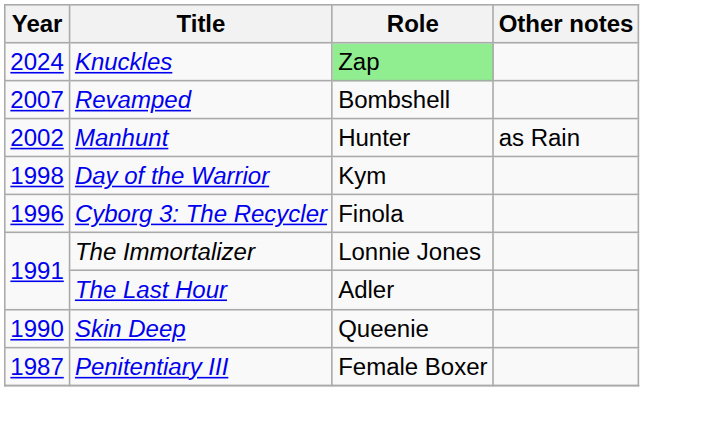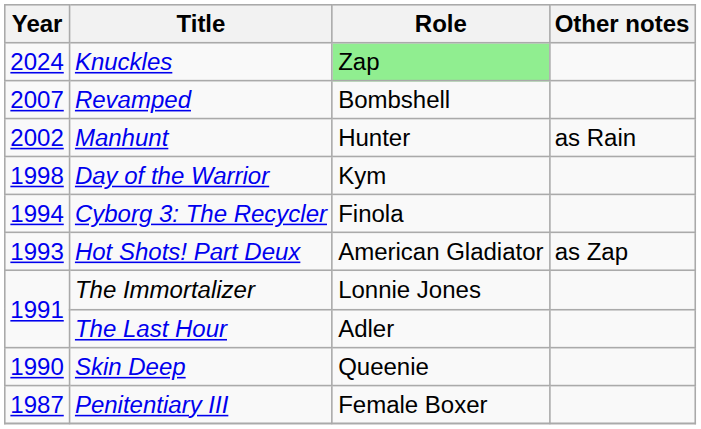(37, 214) 1996 -> (37, 214) 1994
+ row: (188, 252)
